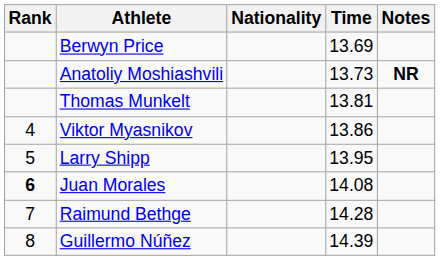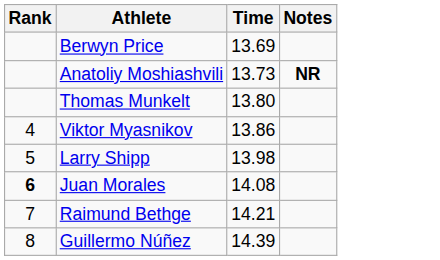- column: (276, 18)
(351, 102) 13.81 -> (253, 102) 13.80
(351, 158) 13.95 -> (253, 158) 13.98
(351, 213) 14.28 -> (253, 213) 14.21
